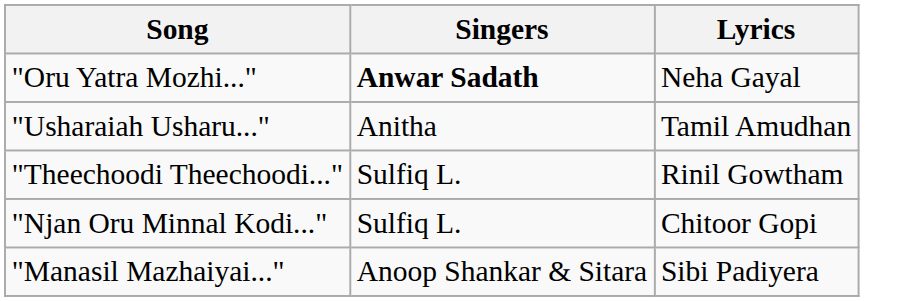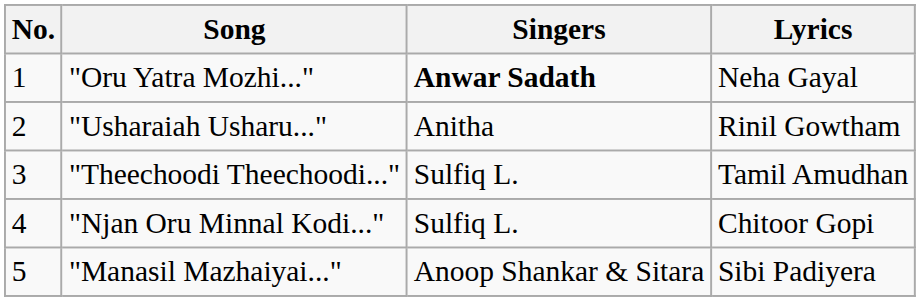+ column: (34, 28)
(756, 126) Tamil Amudhan -> (809, 126) Rinil Gowtham
(752, 174) Rinil Gowtham -> (813, 174) Tamil Amudhan
